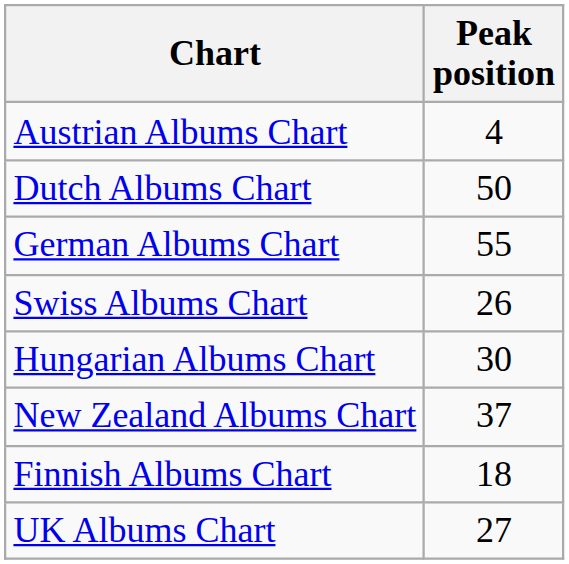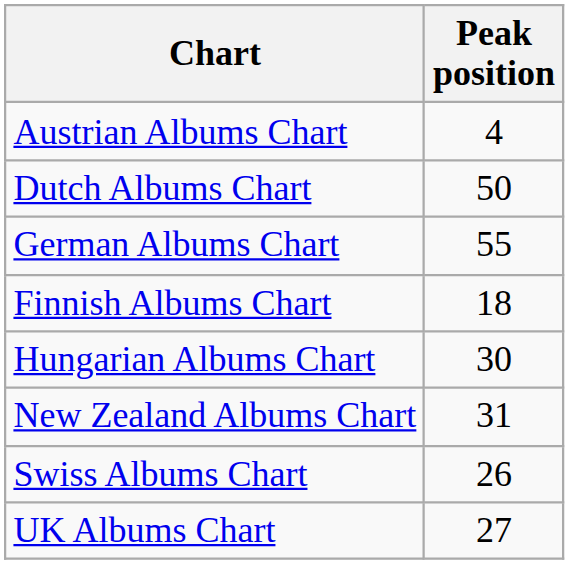rows swapped: (172, 473) <-> (160, 301)
(494, 416) 37 -> (494, 416) 31
